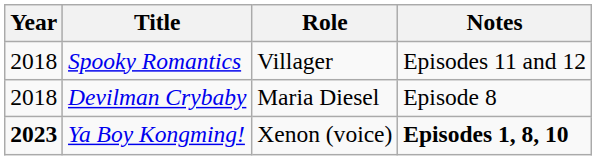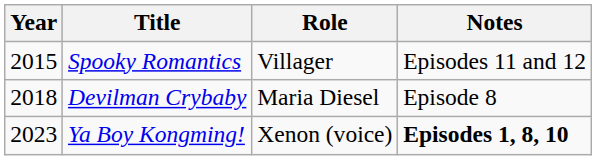(34, 60) 2018 -> (34, 60) 2015
(34, 135) bold -> (34, 135) normal
